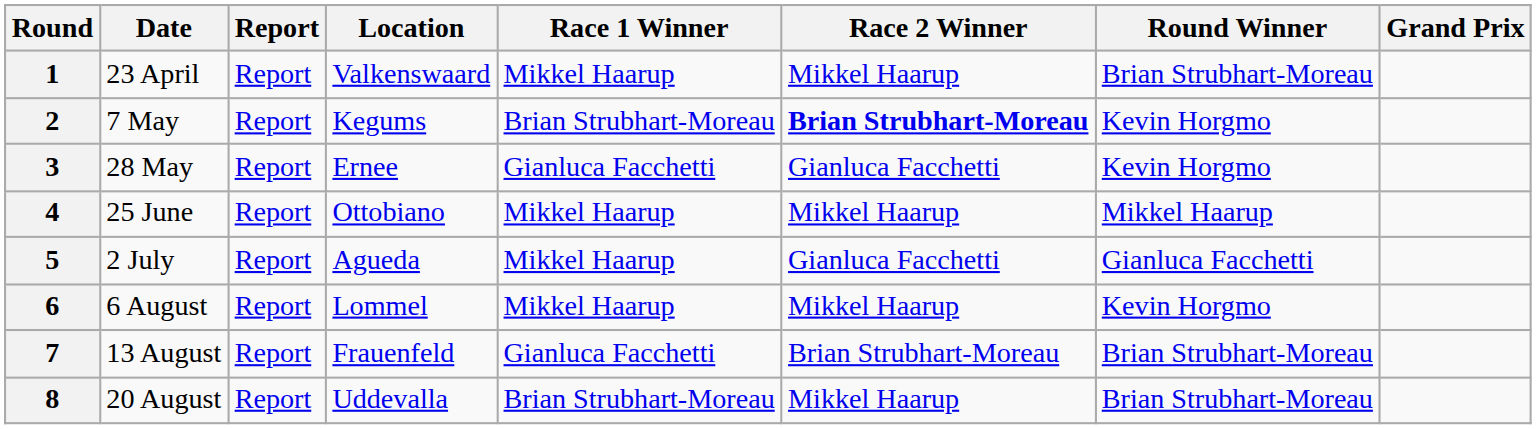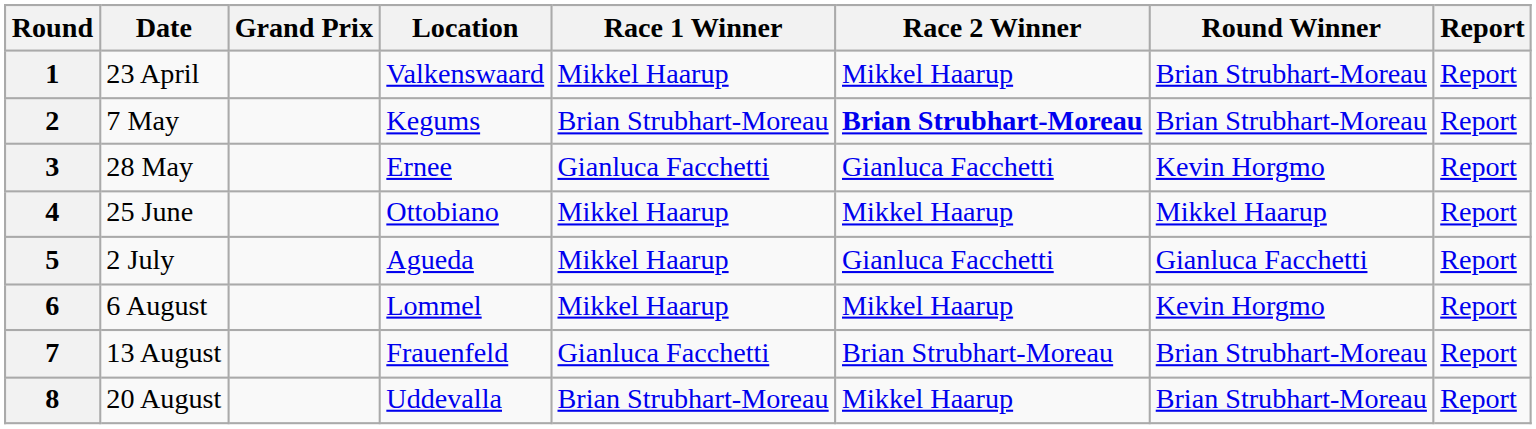columns swapped: (1455, 27) <-> (277, 27)
(1186, 120) Kevin Horgmo -> (1291, 120) Brian Strubhart-Moreau
